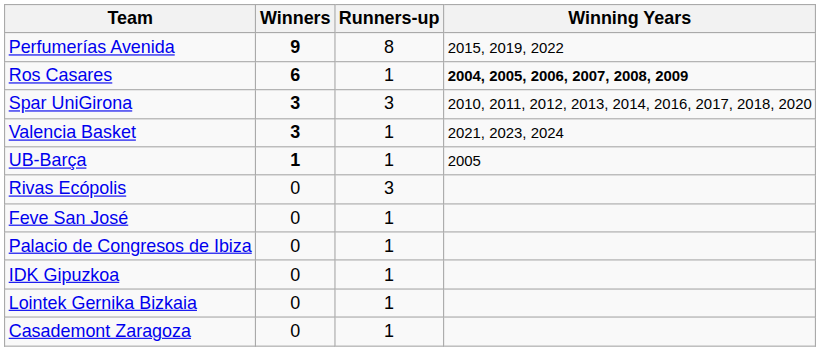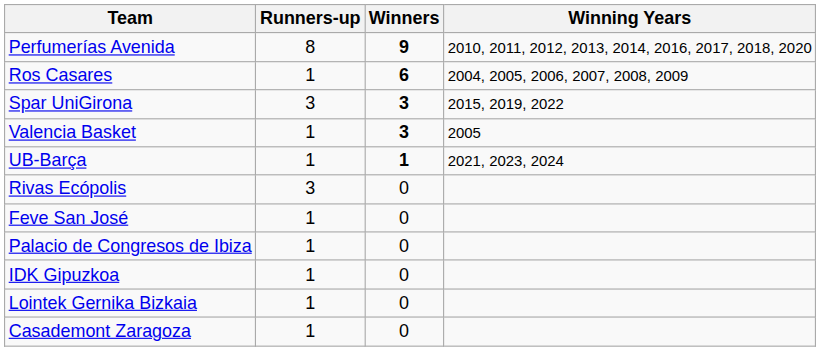columns swapped: (295, 18) <-> (389, 18)
(506, 48) 2015, 2019, 2022 -> (630, 48) 2010, 2011, 2012, 2013, 2014, 2016, 2017, 2018, 2020
(568, 75) bold -> (568, 76) normal
(630, 105) 2010, 2011, 2012, 2013, 2014, 2016, 2017, 2018, 2020 -> (506, 105) 2015, 2019, 2022
(506, 133) 2021, 2023, 2024 -> (464, 133) 2005
(464, 161) 2005 -> (506, 161) 2021, 2023, 2024
